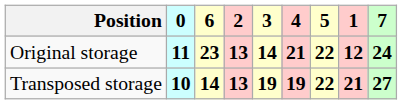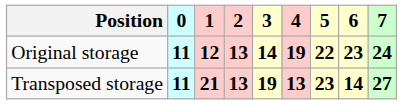columns swapped: (353, 20) <-> (210, 20)
(296, 51) 21 -> (296, 51) 19
(181, 83) 10 -> (181, 83) 11
(296, 83) 19 -> (296, 83) 13
(325, 83) 22 -> (325, 83) 23
